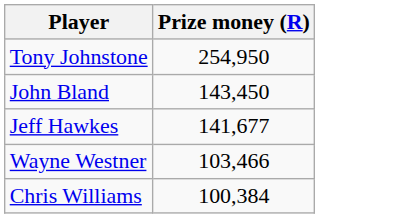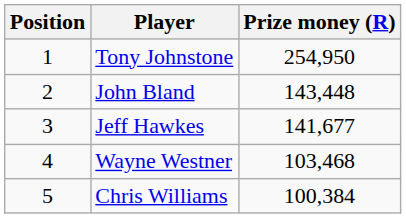+ column: (47, 21)
(234, 91) 143,450 -> (319, 91) 143,448
(234, 160) 103,466 -> (319, 160) 103,468
